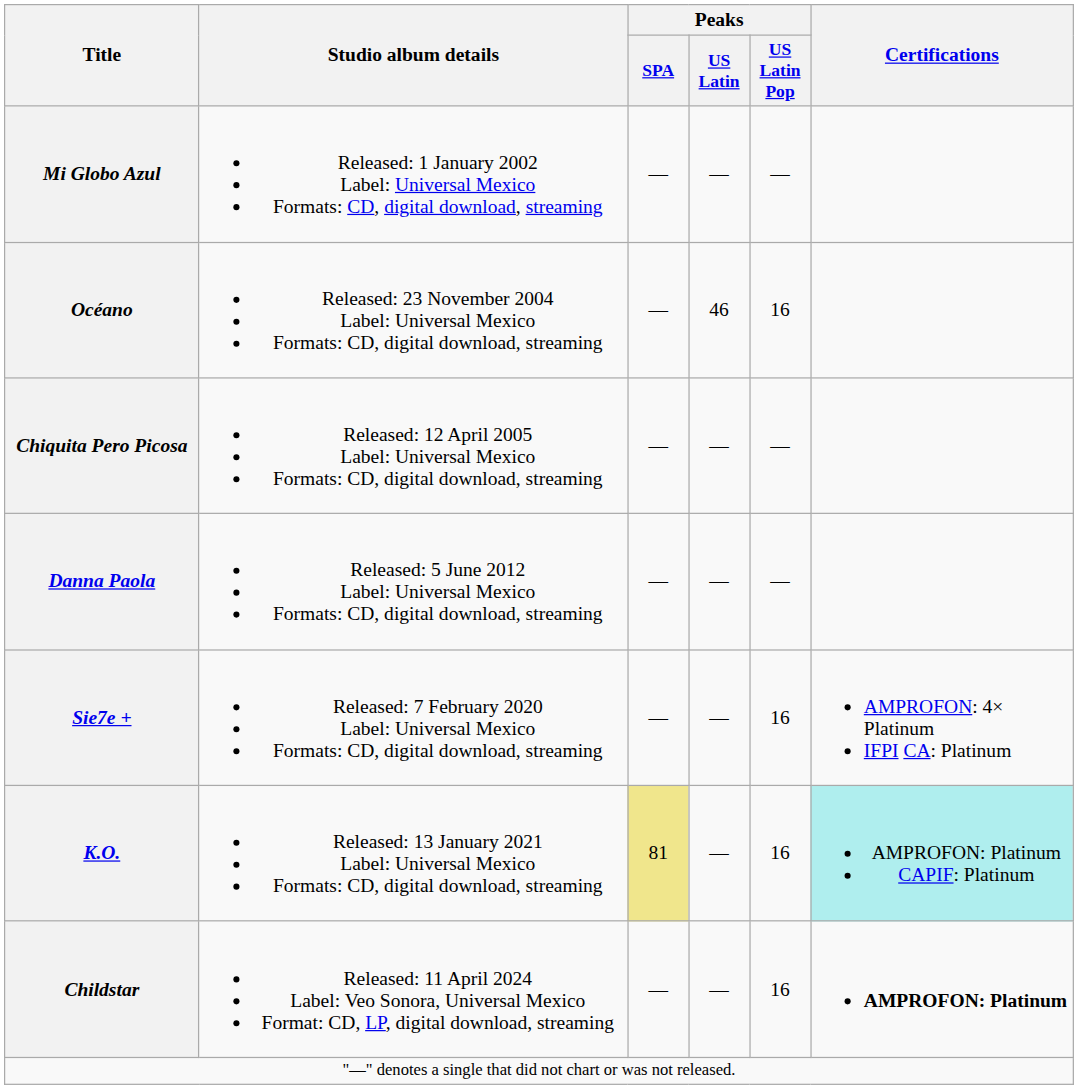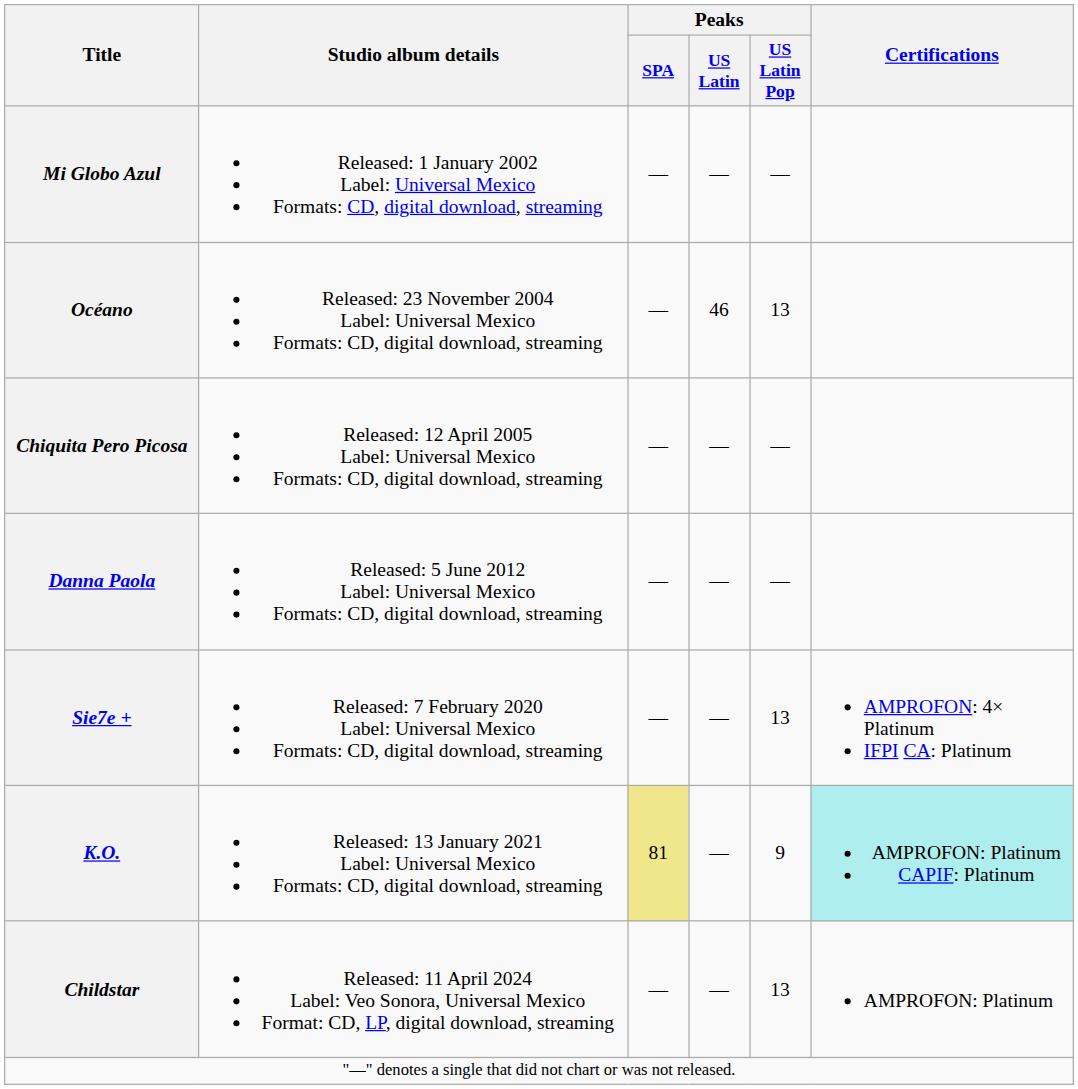(780, 309) 16 -> (780, 309) 13
(780, 717) 16 -> (780, 717) 13
(780, 853) 16 -> (780, 853) 9
(780, 989) 16 -> (780, 989) 13
(942, 1000) bold -> (942, 1000) normal
